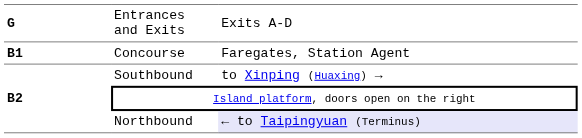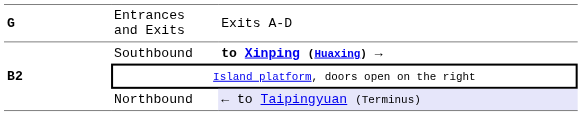- row: (150, 53)
(302, 75) normal -> (302, 53) bold
